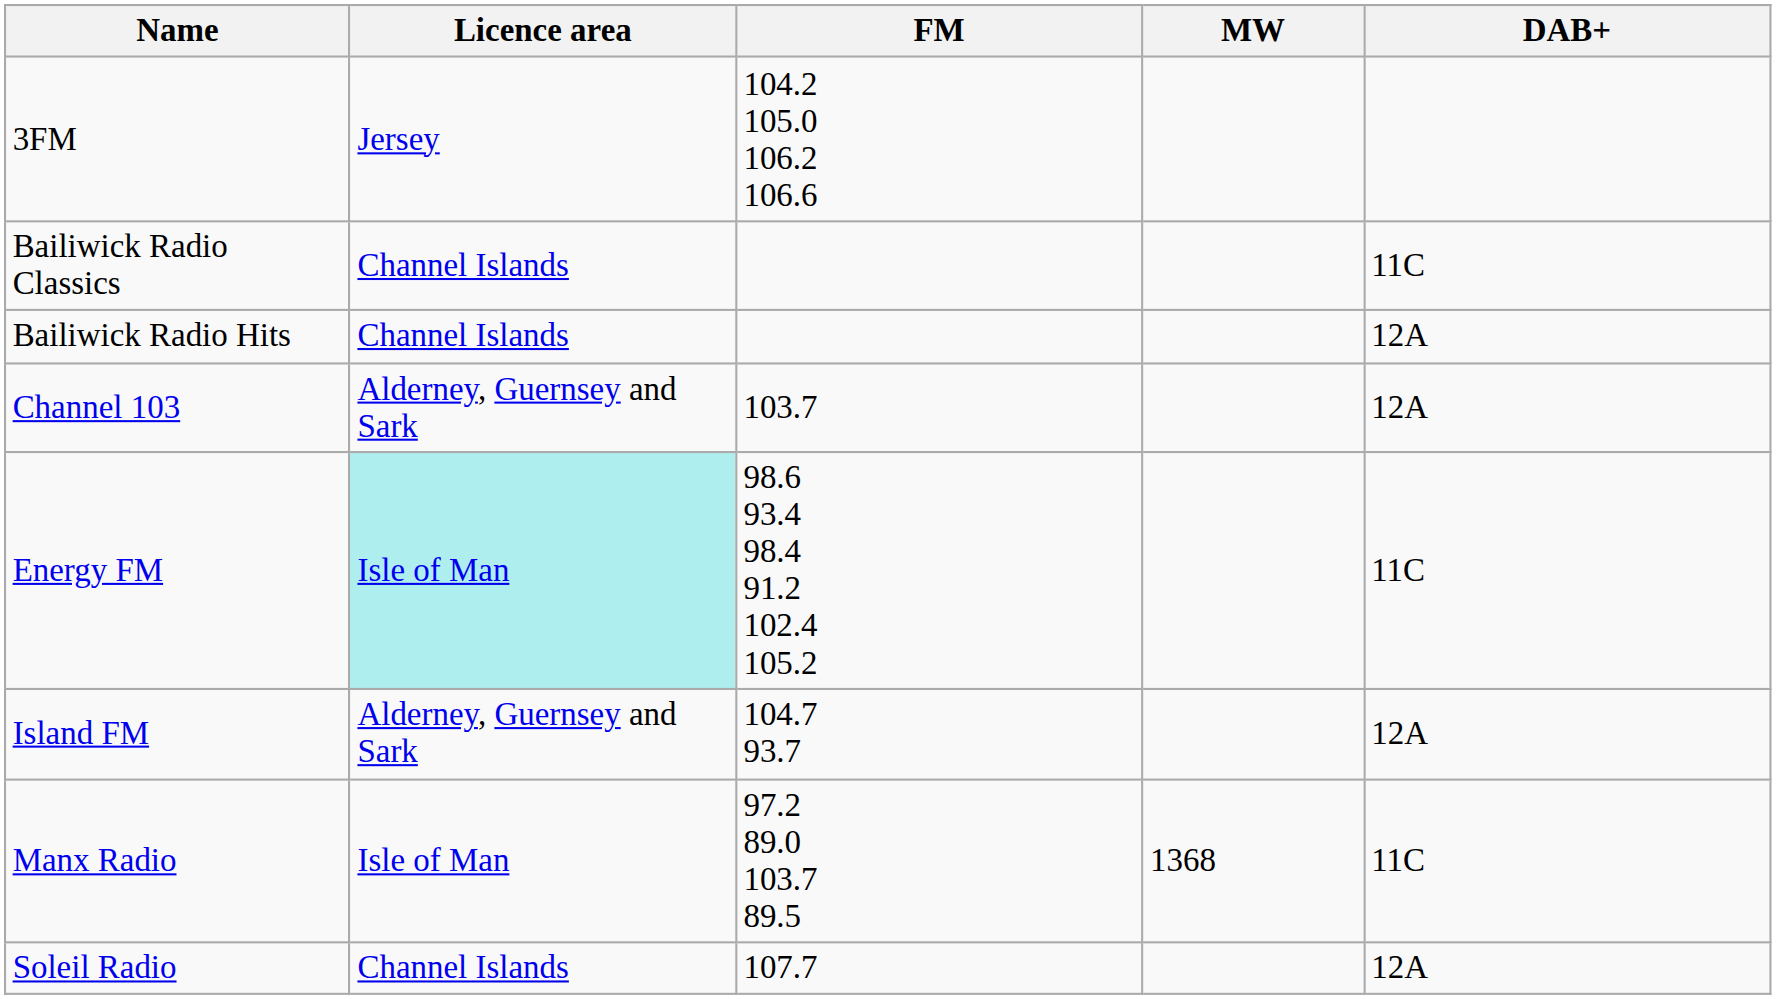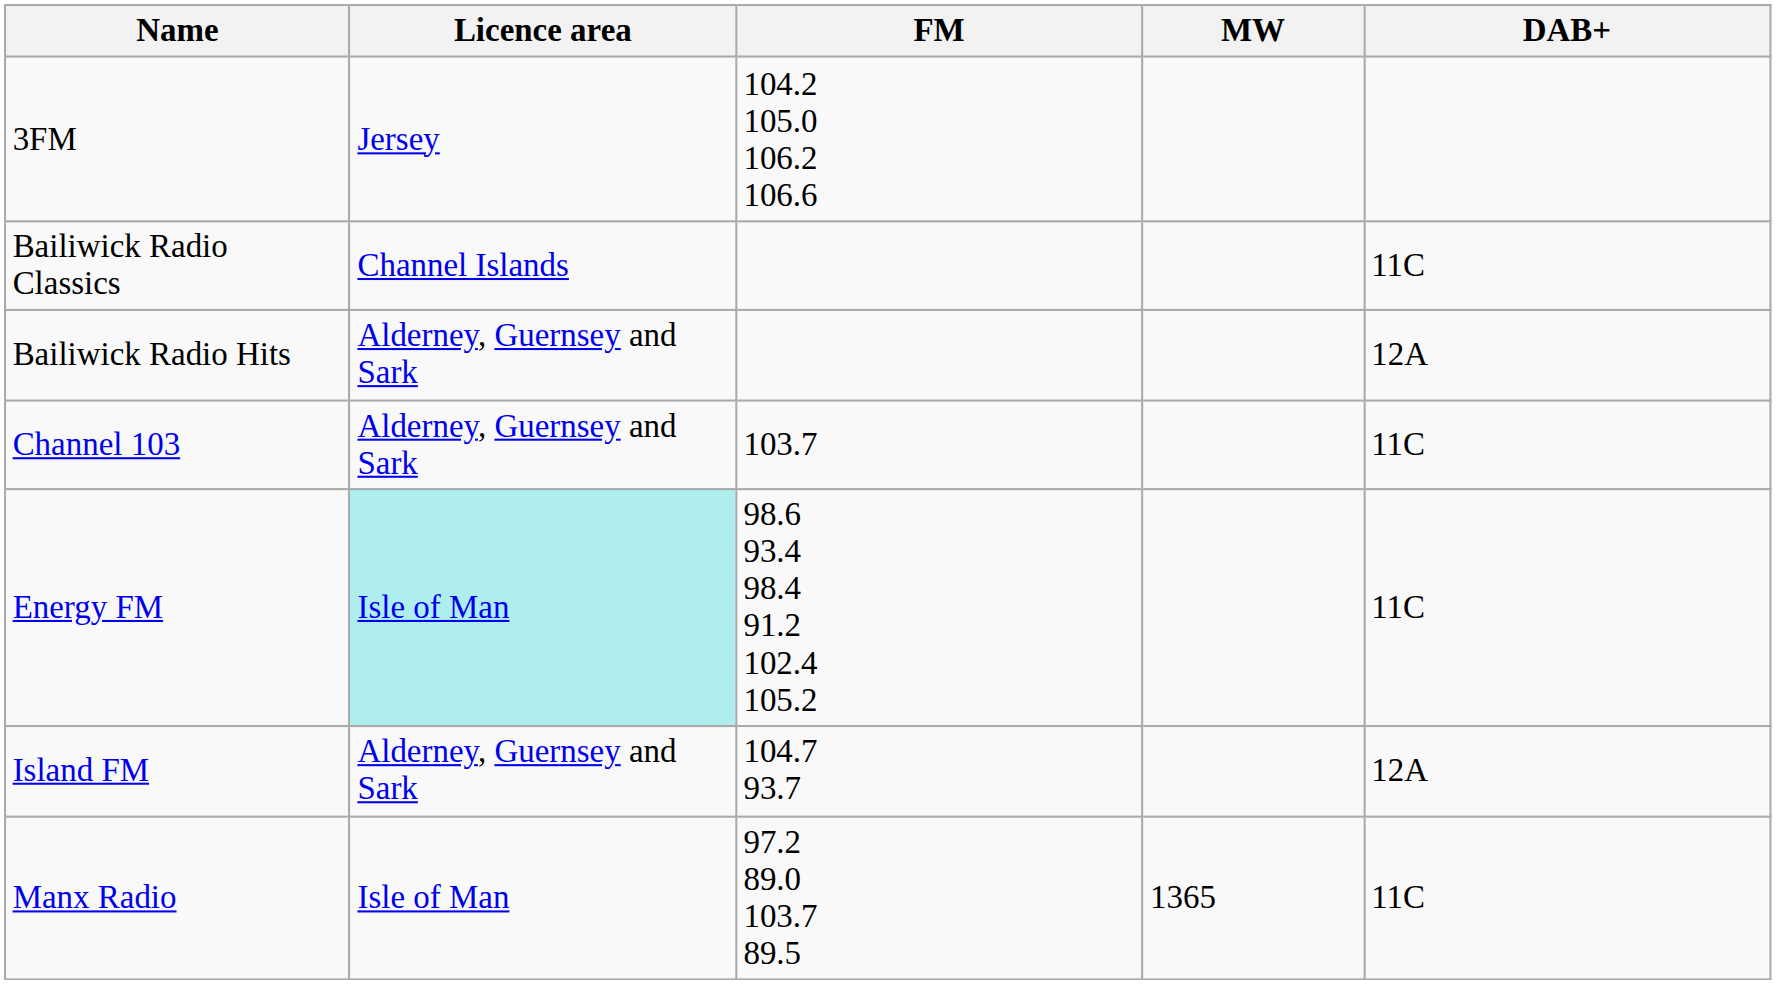(463, 335) Channel Islands -> (517, 354) Alderney, Guernsey and Sark
(1400, 406) 12A -> (1398, 443) 11C
(1183, 860) 1368 -> (1183, 897) 1365
- row: (95, 967)
